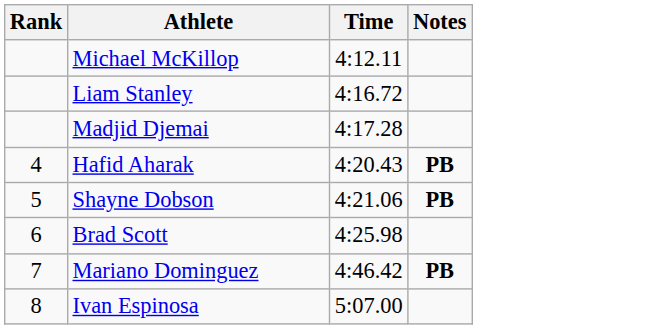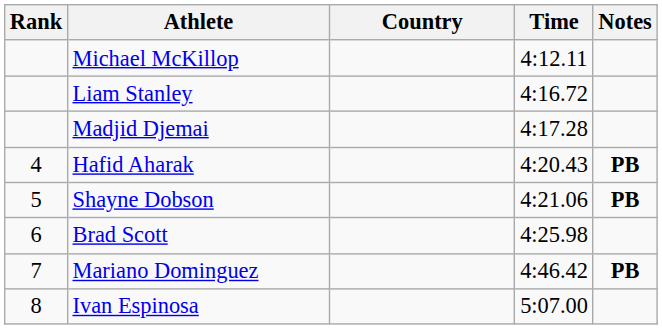+ column: (422, 22)
